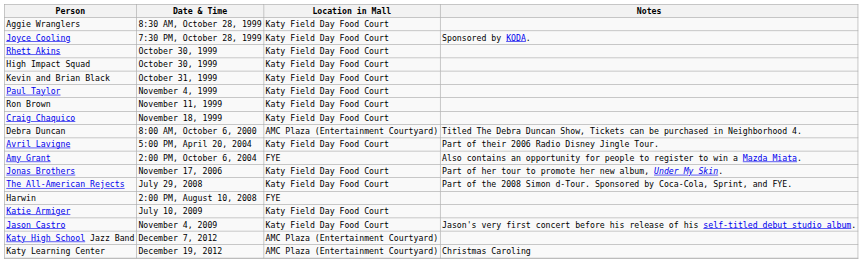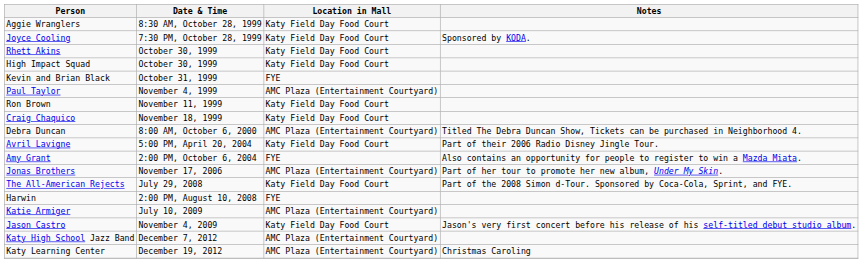(327, 78) Katy Field Day Food Court -> (273, 78) FYE
(327, 91) Katy Field Day Food Court -> (352, 91) AMC Plaza (Entertainment Courtyard)
(327, 171) Katy Field Day Food Court -> (352, 171) AMC Plaza (Entertainment Courtyard)
(327, 211) Katy Field Day Food Court -> (352, 211) AMC Plaza (Entertainment Courtyard)
